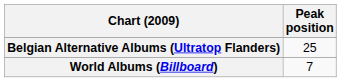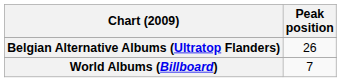(310, 47) 25 -> (310, 47) 26
